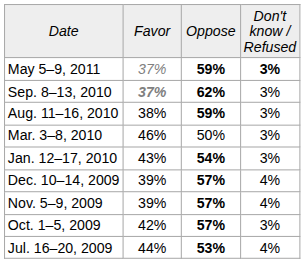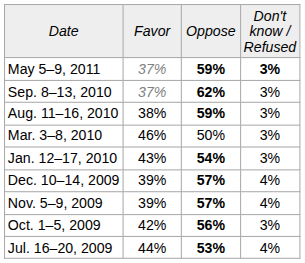(152, 91) bold -> (152, 91) normal
(211, 225) 57% -> (211, 225) 56%
